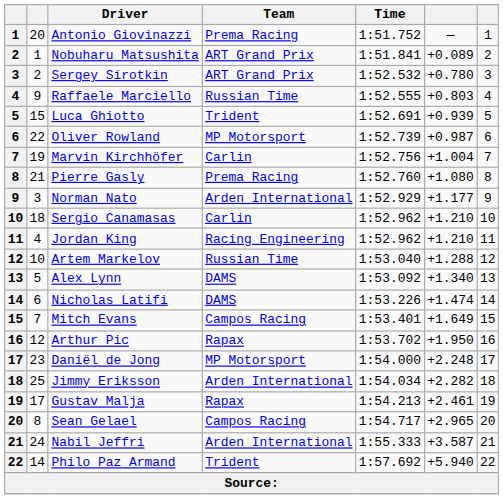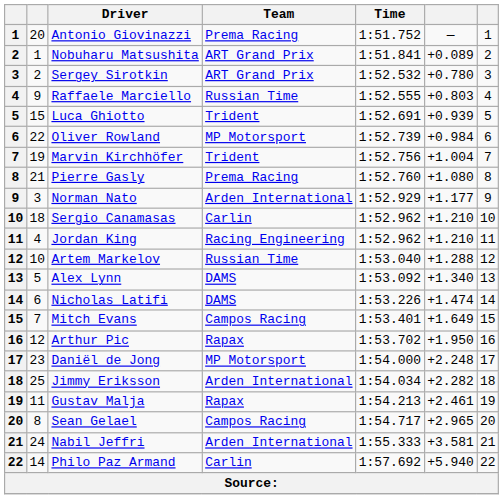(451, 137) +0.987 -> (451, 137) +0.984
(228, 157) Carlin -> (232, 157) Trident
(37, 402) 17 -> (37, 402) 11
(451, 442) +3.587 -> (451, 442) +3.581
(232, 463) Trident -> (228, 463) Carlin
